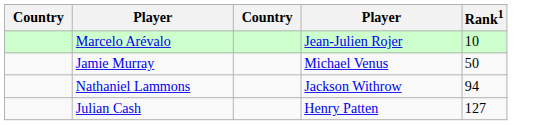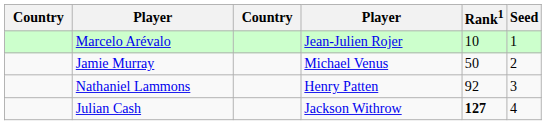+ column: (524, 17)
(353, 86) Jackson Withrow -> (341, 86) Henry Patten
(472, 86) 94 -> (472, 86) 92
(341, 108) Henry Patten -> (353, 108) Jackson Withrow
(475, 108) normal -> (475, 108) bold
